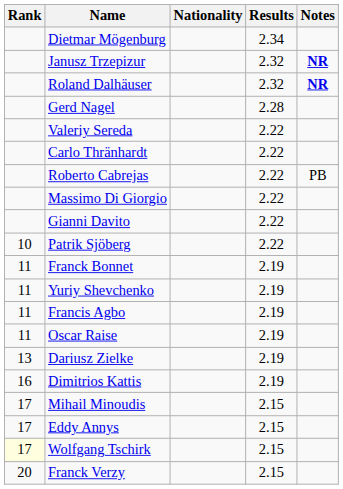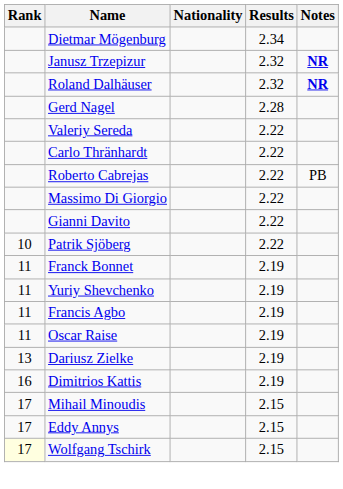- row: (86, 472)
